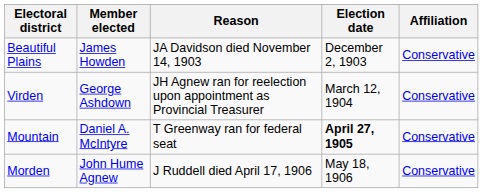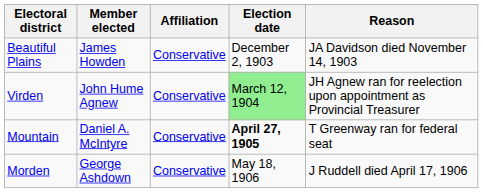columns swapped: (439, 21) <-> (236, 21)
(105, 96) George Ashdown -> (111, 96) John Hume Agnew
(353, 96) no background -> (259, 96) lightgreen background
(111, 170) John Hume Agnew -> (105, 170) George Ashdown
